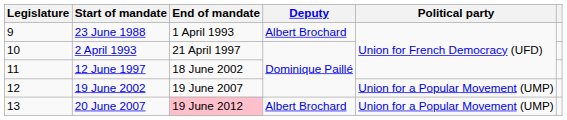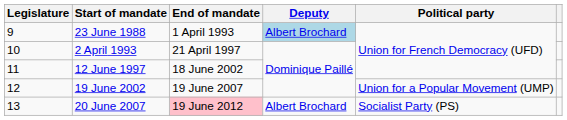(306, 32) no background -> (306, 32) lightblue background
(456, 106) Union for a Popular Movement (UMP) -> (409, 106) Socialist Party (PS)
